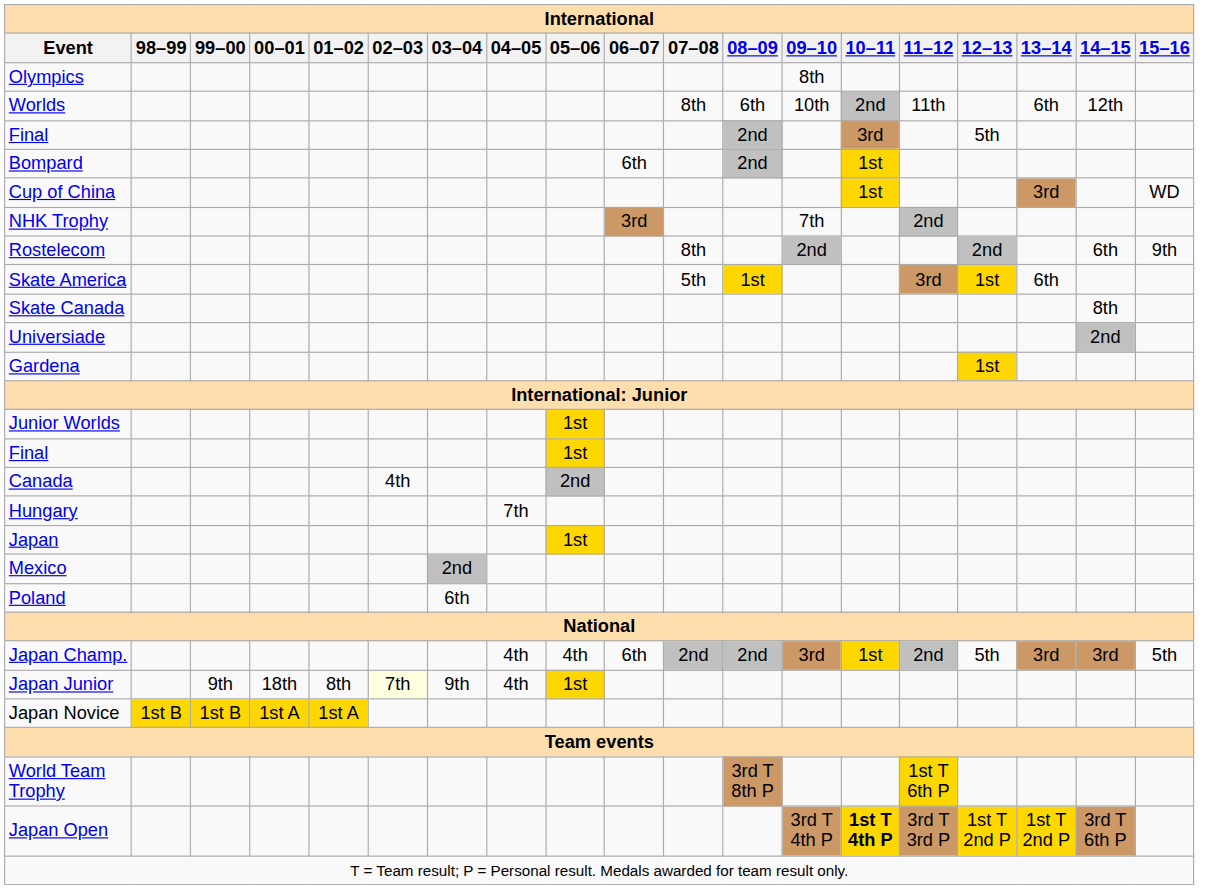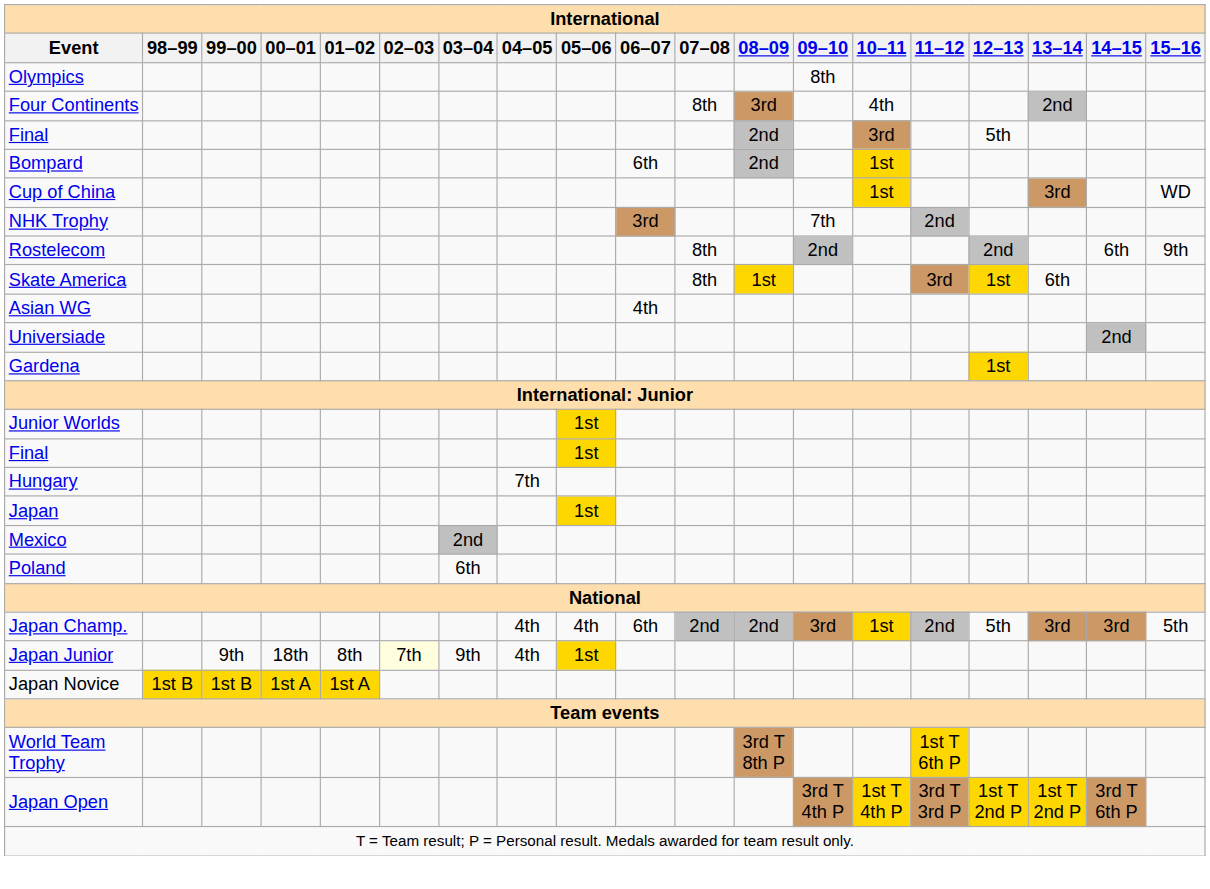- row: (37, 105)
+ row: (74, 105)
(693, 279) 5th -> (705, 279) 8th
- row: (67, 308)
+ row: (50, 308)
- row: (41, 481)
(870, 830) bold -> (881, 801) normal
